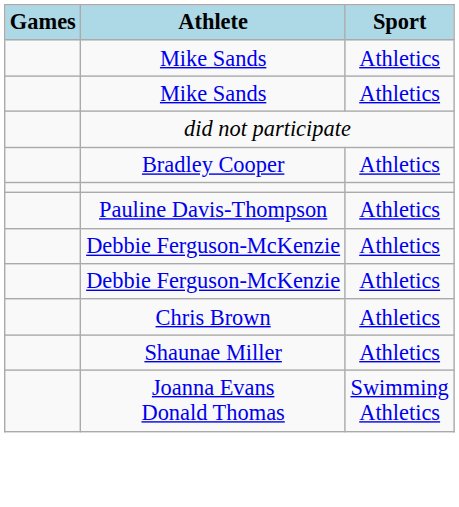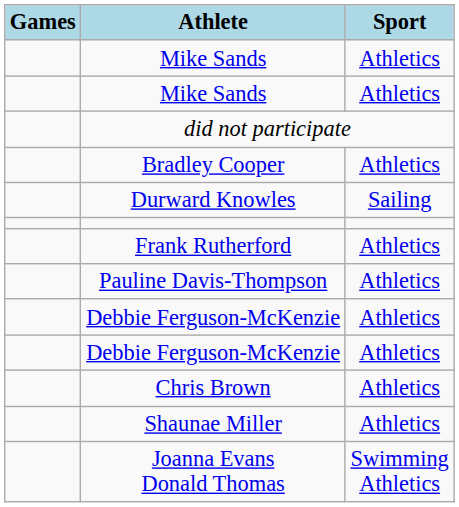+ row: (213, 199)
+ row: (213, 245)
